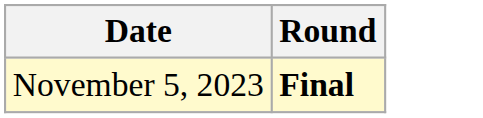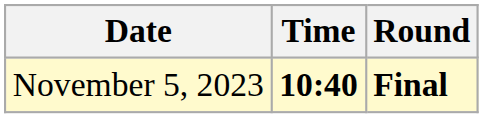+ column: (318, 31)
